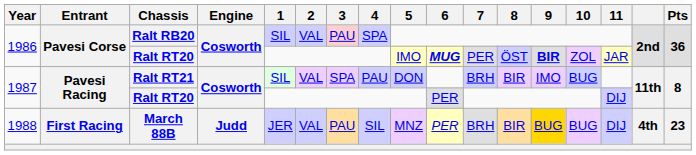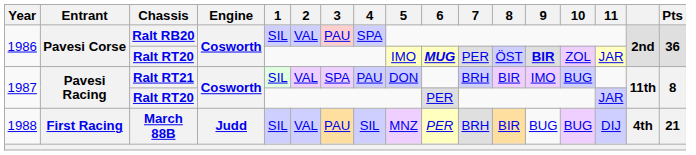(616, 98) DIJ -> (611, 98) JAR
(280, 126) JER -> (278, 126) SIL
(548, 126) gold background -> (543, 126) no background
(678, 126) 23 -> (673, 126) 21
